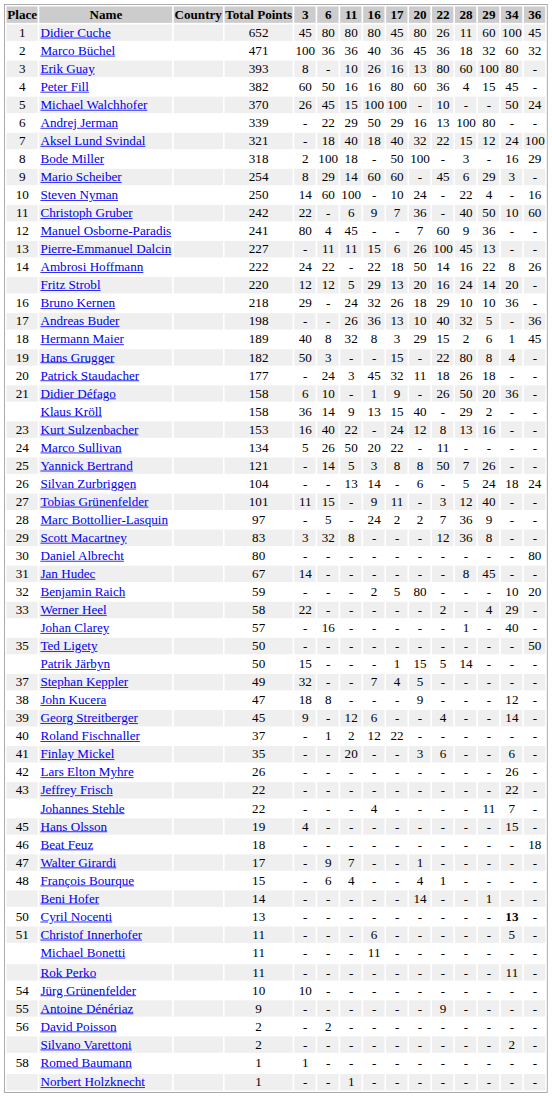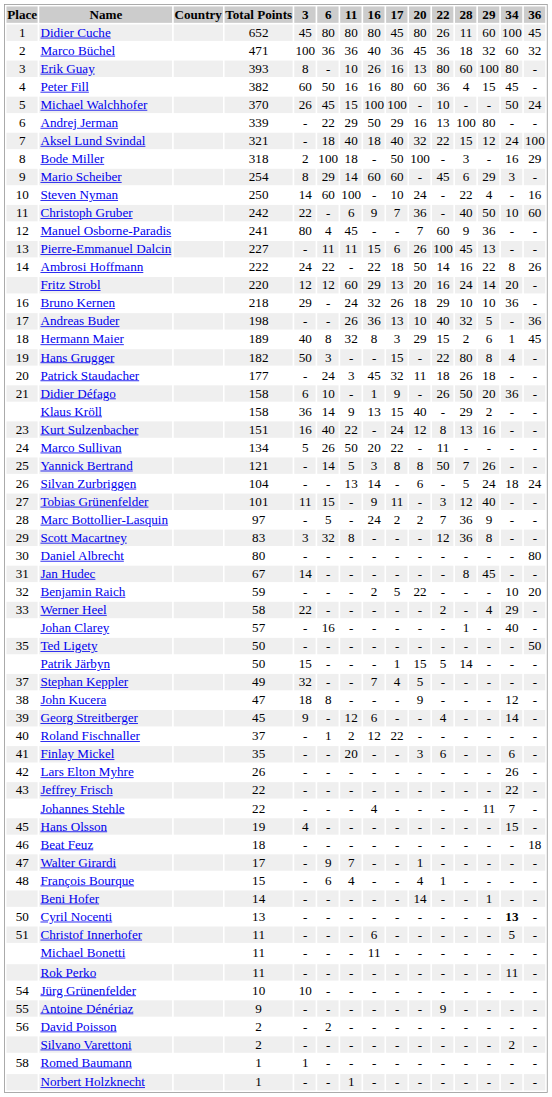(351, 285) 5 -> (351, 285) 60
(259, 429) 153 -> (259, 429) 151
(420, 592) 80 -> (420, 592) 22
